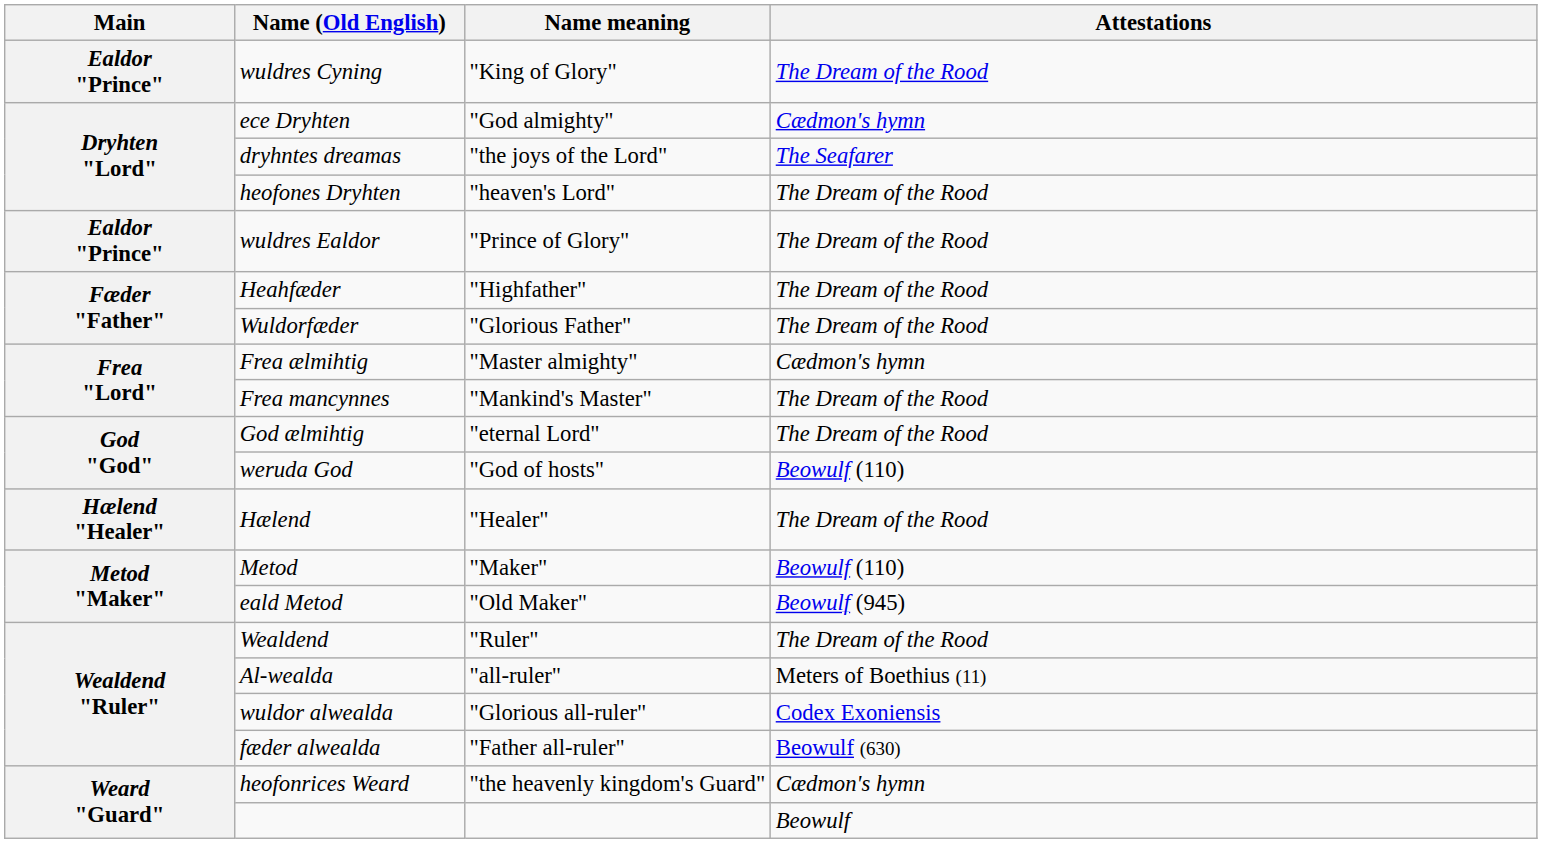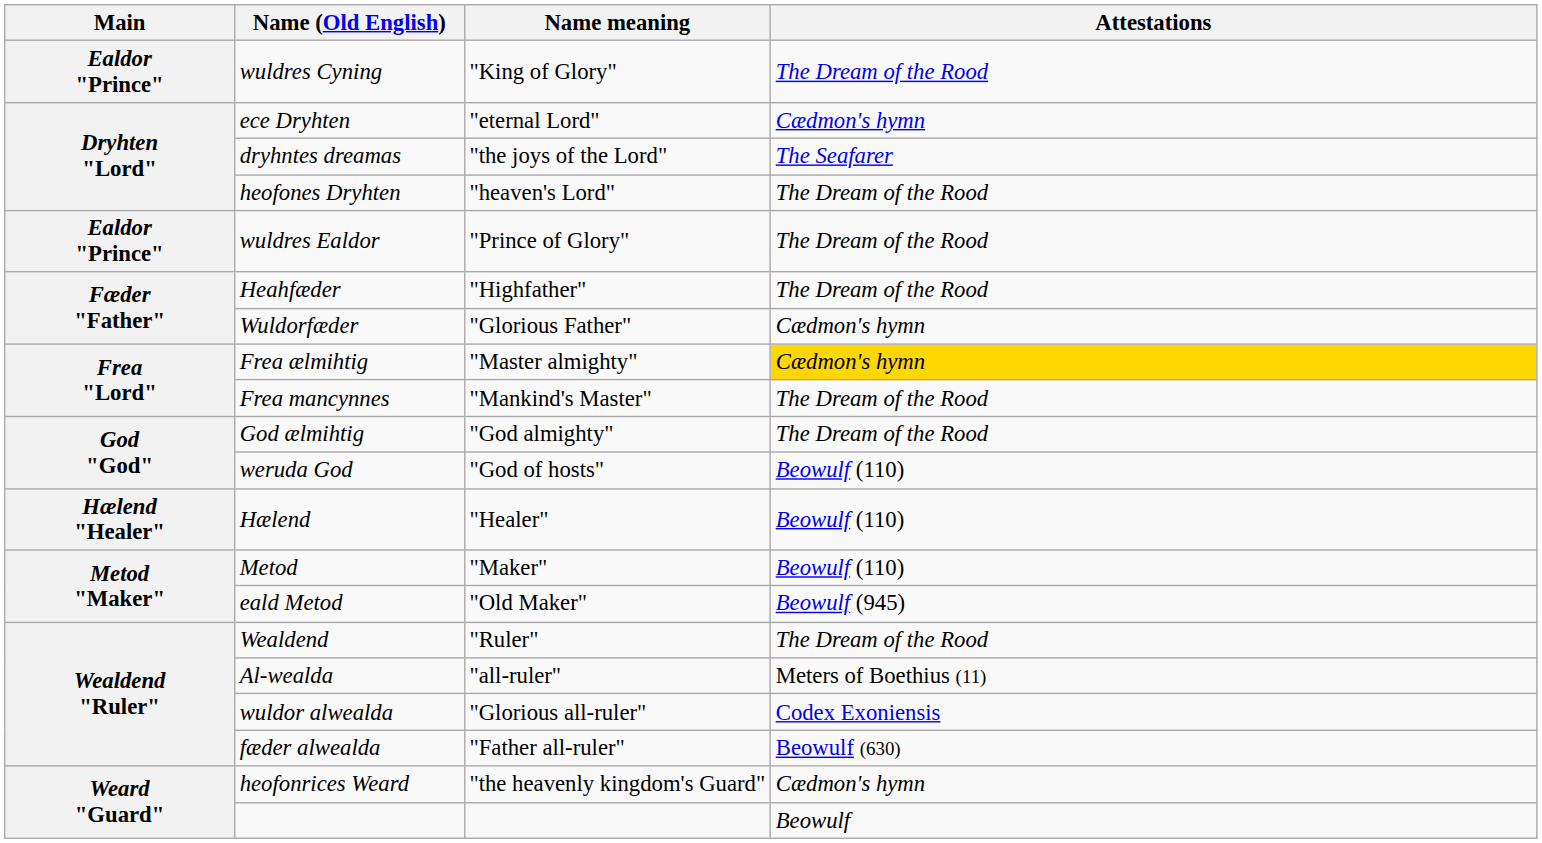(541, 120) "God almighty" -> (535, 120) "eternal Lord"
(882, 325) The Dream of the Rood -> (850, 325) Cædmon's hymn
(850, 361) no background -> (850, 361) gold background
(535, 433) "eternal Lord" -> (541, 433) "God almighty"
(882, 518) The Dream of the Rood -> (840, 518) Beowulf (110)
